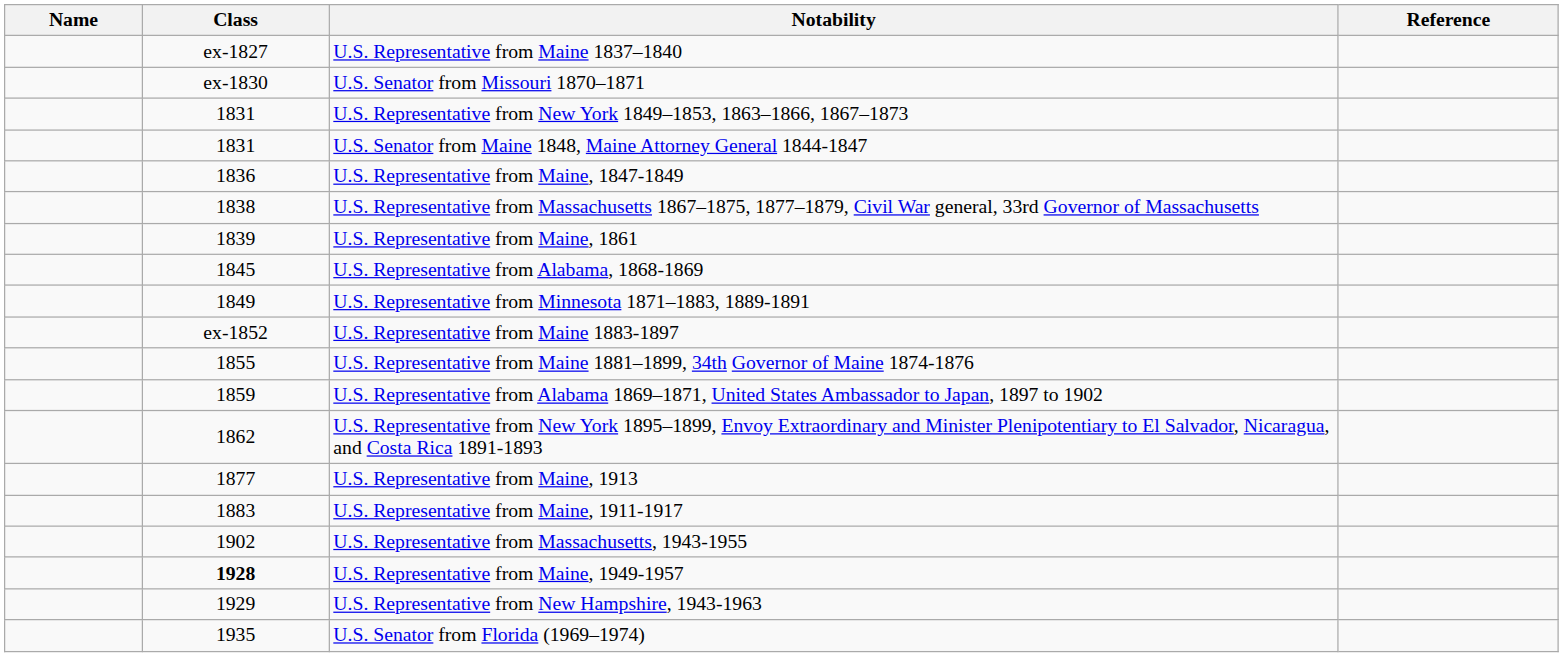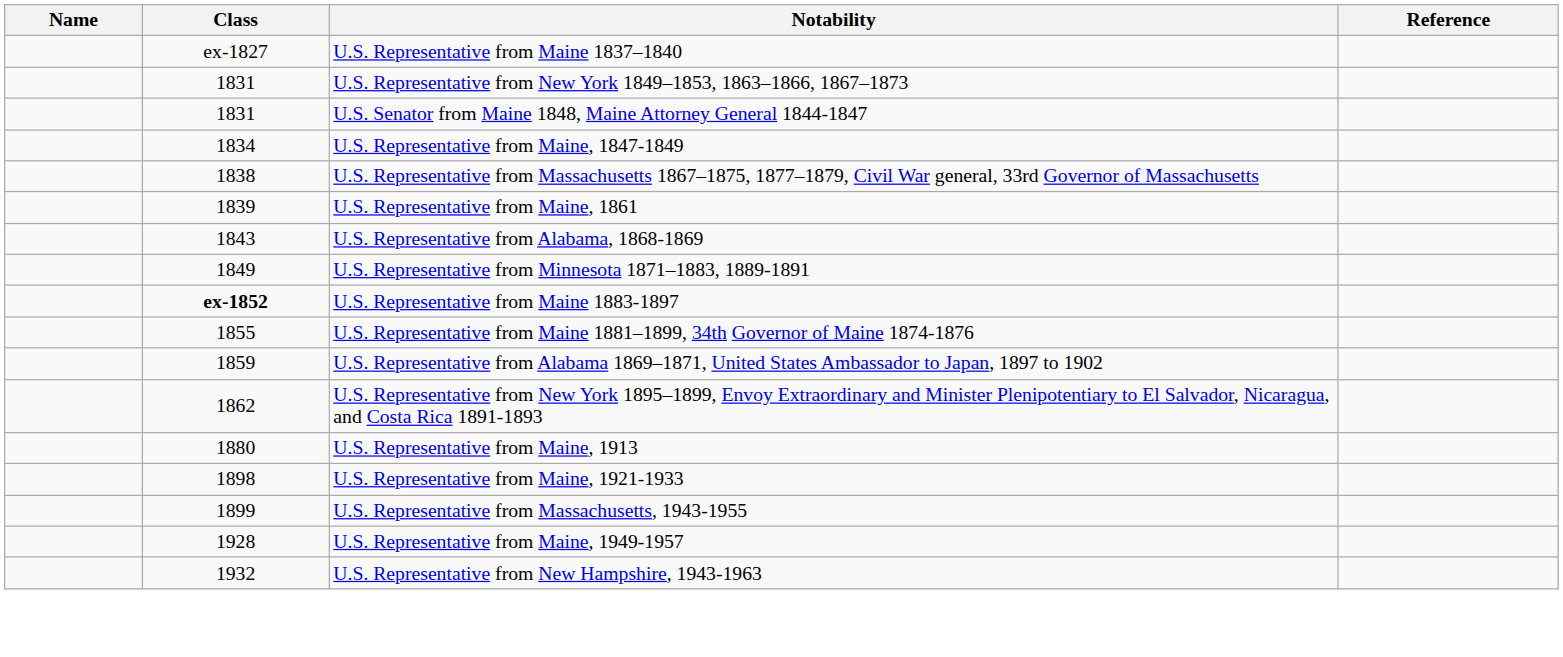- row: (489, 82)
(236, 176) 1836 -> (236, 144) 1834
(236, 269) 1845 -> (236, 238) 1843
(236, 332) normal -> (236, 301) bold
(236, 479) 1877 -> (236, 447) 1880
- row: (508, 510)
+ row: (508, 479)
(236, 541) 1902 -> (236, 510) 1899
(236, 572) bold -> (236, 541) normal
(236, 604) 1929 -> (236, 572) 1932
- row: (489, 635)
